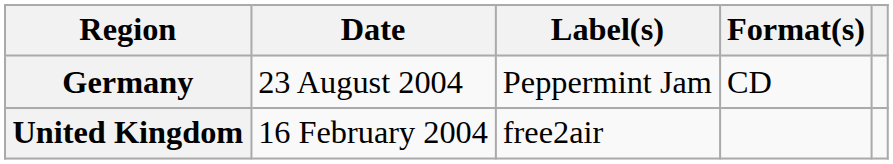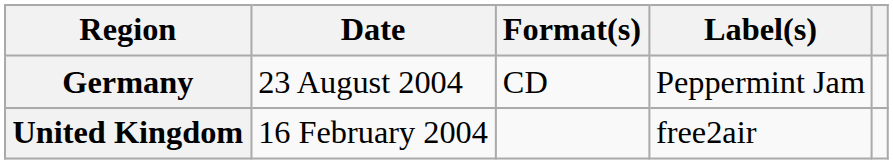columns swapped: (796, 30) <-> (607, 30)
